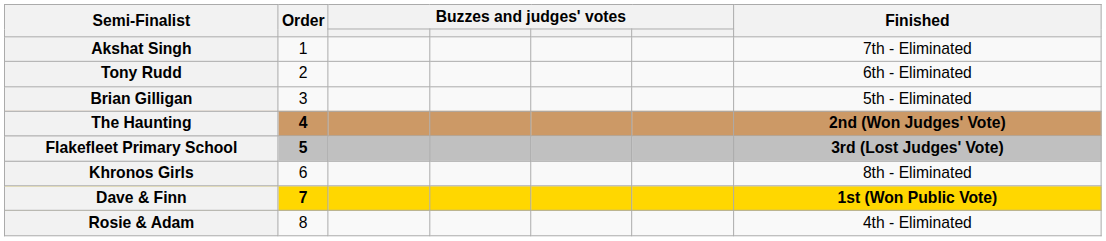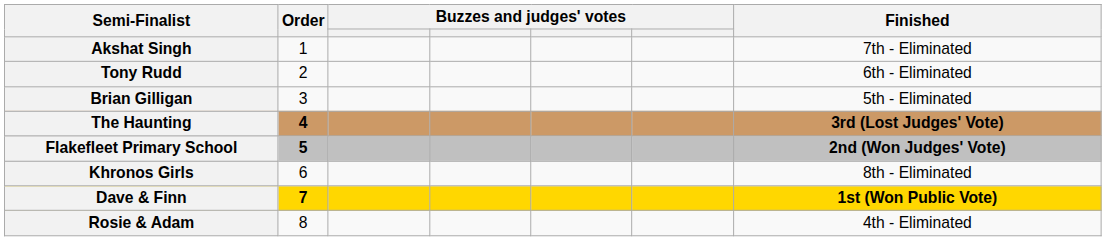(917, 123) 2nd (Won Judges' Vote) -> (917, 123) 3rd (Lost Judges' Vote)
(917, 148) 3rd (Lost Judges' Vote) -> (917, 148) 2nd (Won Judges' Vote)
